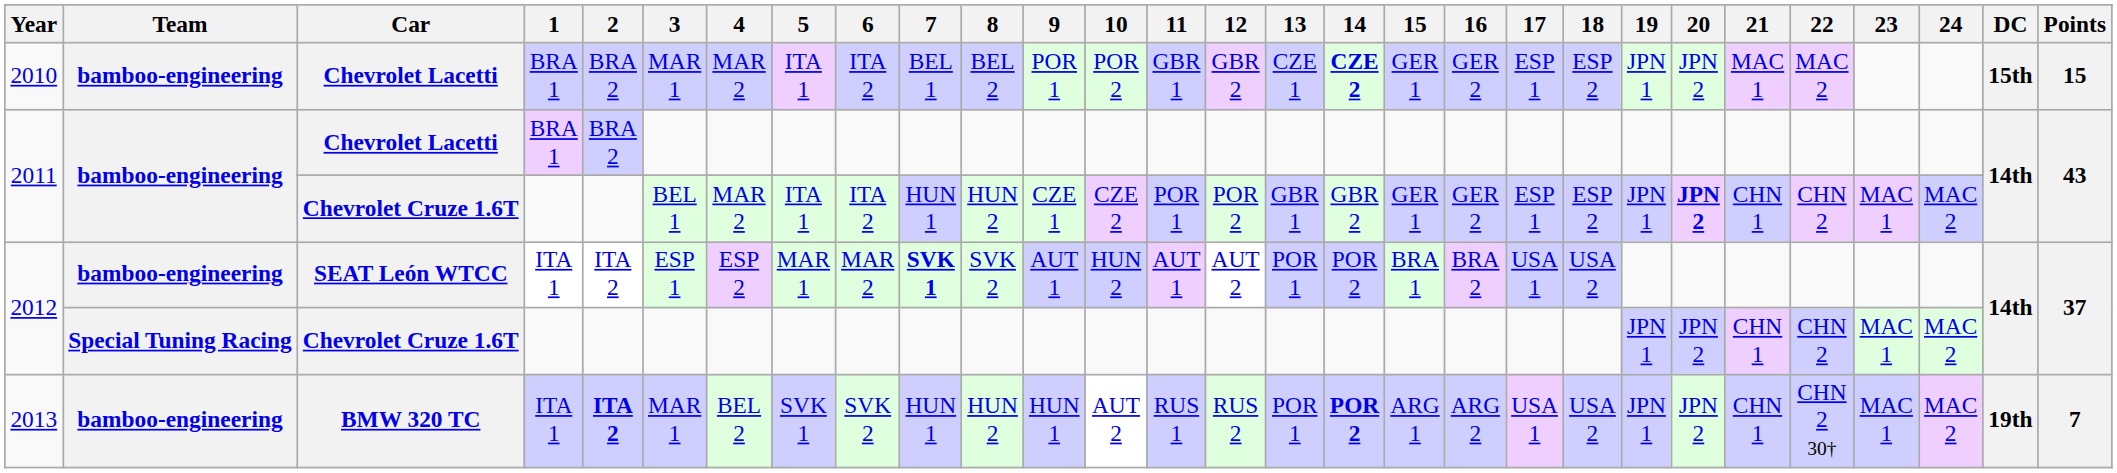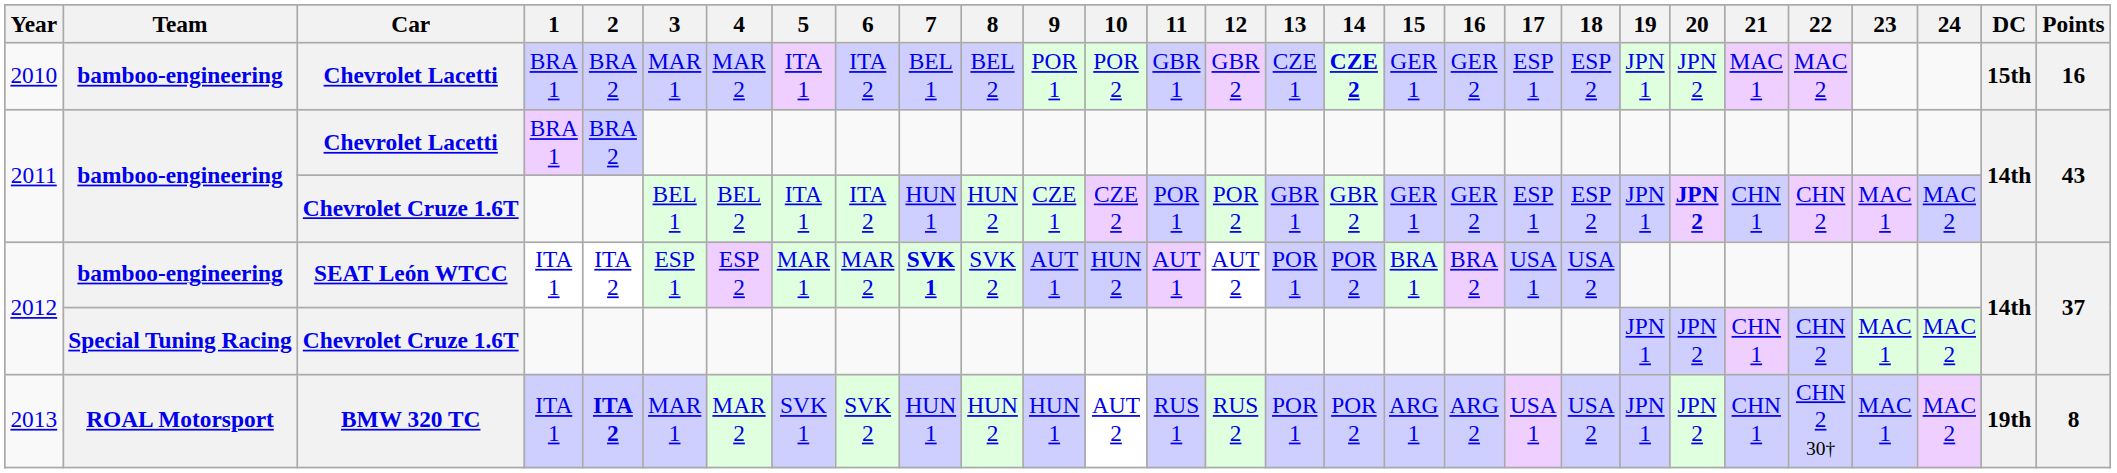(2075, 75) 15 -> (2074, 75) 16
(739, 207) MAR 2 -> (739, 207) BEL 2
(180, 420) bamboo-engineering -> (180, 420) ROAL Motorsport
(739, 420) BEL 2 -> (739, 420) MAR 2
(1355, 420) bold -> (1354, 420) normal
(2075, 420) 7 -> (2074, 420) 8
